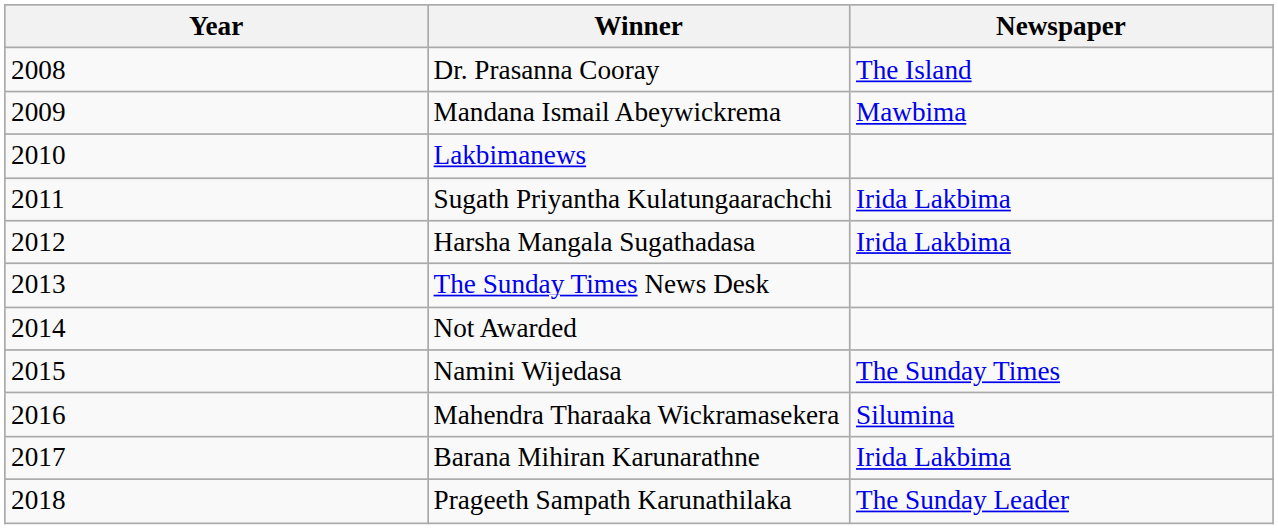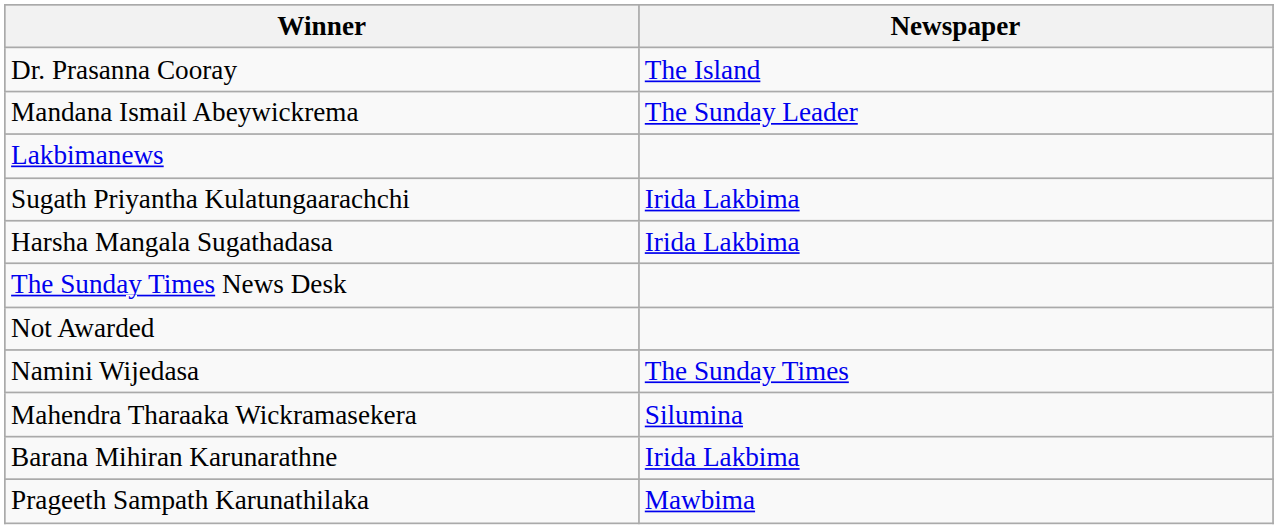- column: (216, 26)
(911, 112) Mawbima -> (751, 112) The Sunday Leader
(963, 500) The Sunday Leader -> (700, 500) Mawbima
